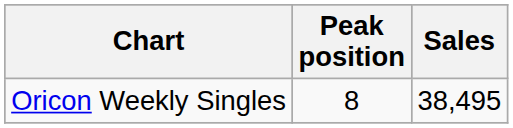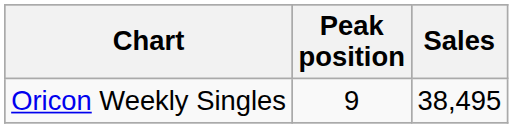(352, 100) 8 -> (352, 100) 9
